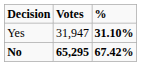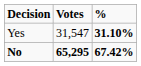(73, 33) 31,947 -> (73, 33) 31,547
